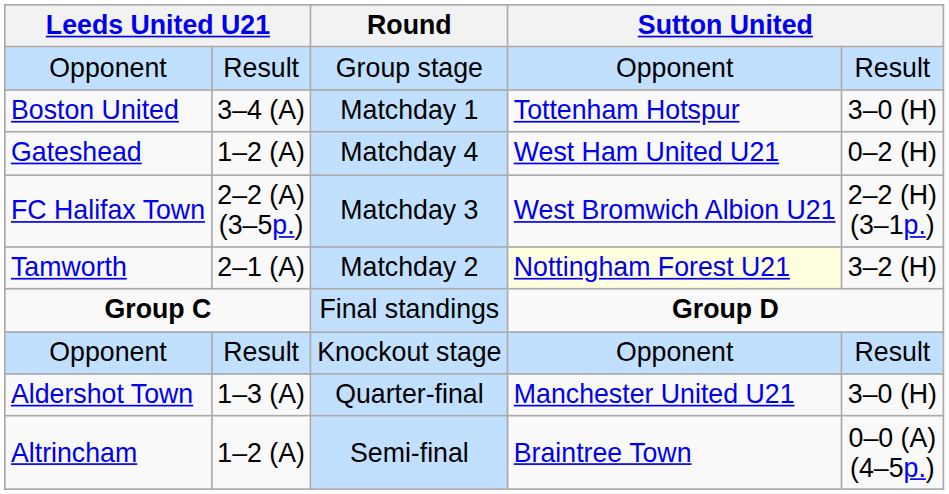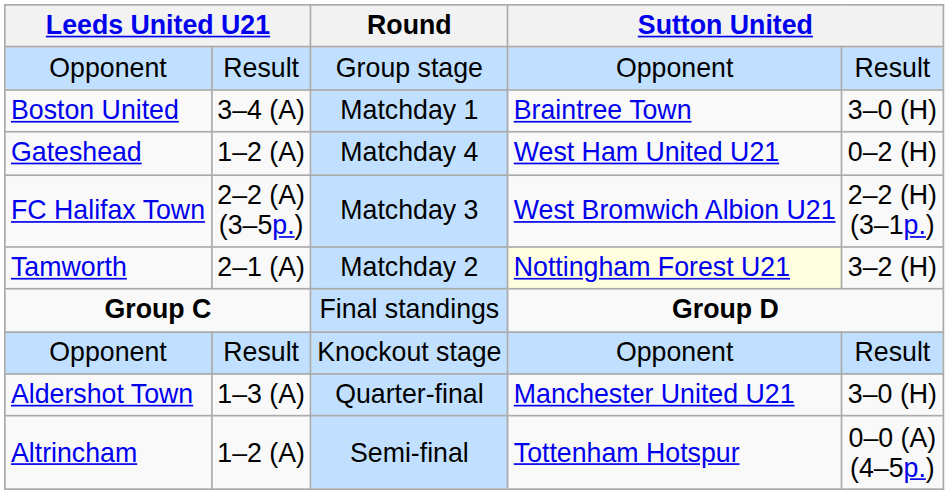(627, 110) Tottenham Hotspur -> (603, 110) Braintree Town
(603, 452) Braintree Town -> (627, 452) Tottenham Hotspur
